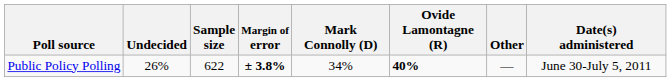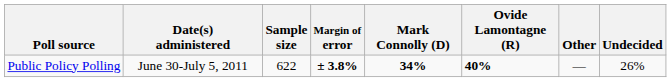columns swapped: (596, 37) <-> (157, 44)
(341, 65) normal -> (413, 65) bold
